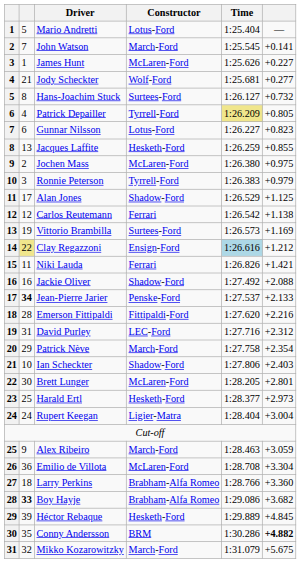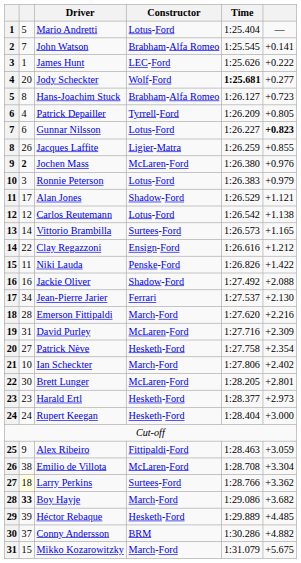(153, 46) March-Ford -> (174, 46) Brabham-Alfa Romeo
(159, 63) McLaren-Ford -> (149, 63) LEC-Ford
(279, 63) +0.227 -> (280, 63) +0.222
(27, 80) 21 -> (27, 80) 20
(242, 80) normal -> (242, 80) bold
(155, 97) Surtees-Ford -> (174, 97) Brabham-Alfa Romeo
(279, 97) +0.732 -> (280, 97) +0.723
(242, 113) khaki background -> (242, 113) no background
(279, 130) normal -> (280, 130) bold
(27, 147) 13 -> (27, 147) 26
(157, 147) Hesketh-Ford -> (155, 147) Ligier-Matra
(24, 164) normal -> (24, 164) bold
(279, 164) +0.975 -> (280, 164) +0.976
(154, 181) Tyrrell-Ford -> (151, 181) Lotus-Ford
(279, 197) +1.125 -> (280, 197) +1.121
(142, 214) Ferrari -> (151, 214) Lotus-Ford
(27, 231) 19 -> (27, 231) 14
(279, 231) +1.169 -> (280, 231) +1.165
(27, 248) khaki background -> (27, 248) no background
(242, 248) lightblue background -> (242, 248) no background
(142, 264) Ferrari -> (154, 264) Penske-Ford
(279, 264) +1.421 -> (280, 264) +1.422
(27, 298) bold -> (27, 298) normal
(154, 298) Penske-Ford -> (142, 298) Ferrari
(279, 298) +2.133 -> (280, 298) +2.130
(159, 315) Fittipaldi-Ford -> (153, 315) March-Ford
(149, 332) LEC-Ford -> (159, 332) McLaren-Ford
(279, 332) +2.312 -> (280, 332) +2.309
(27, 348) 29 -> (27, 348) 27
(153, 348) March-Ford -> (157, 348) Hesketh-Ford
(156, 365) Shadow-Ford -> (153, 365) March-Ford
(279, 365) +2.403 -> (280, 365) +2.402
(27, 399) 25 -> (27, 399) 23
(155, 416) Ligier-Matra -> (157, 416) Hesketh-Ford
(279, 416) +3.004 -> (280, 416) +3.000
(153, 449) March-Ford -> (159, 449) Fittipaldi-Ford
(27, 466) 36 -> (27, 466) 38
(27, 483) no background -> (27, 483) lightyellow background
(174, 483) Brabham-Alfa Romeo -> (155, 483) Surtees-Ford
(279, 483) +3.360 -> (280, 483) +3.362
(174, 500) Brabham-Alfa Romeo -> (153, 500) March-Ford
(279, 516) +4.845 -> (280, 516) +4.485
(27, 533) 35 -> (27, 533) 37
(279, 533) bold -> (280, 533) normal
(27, 550) 32 -> (27, 550) 15
